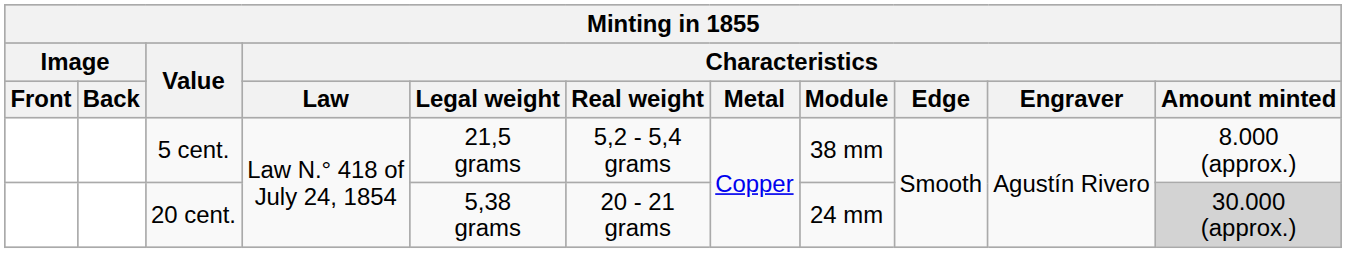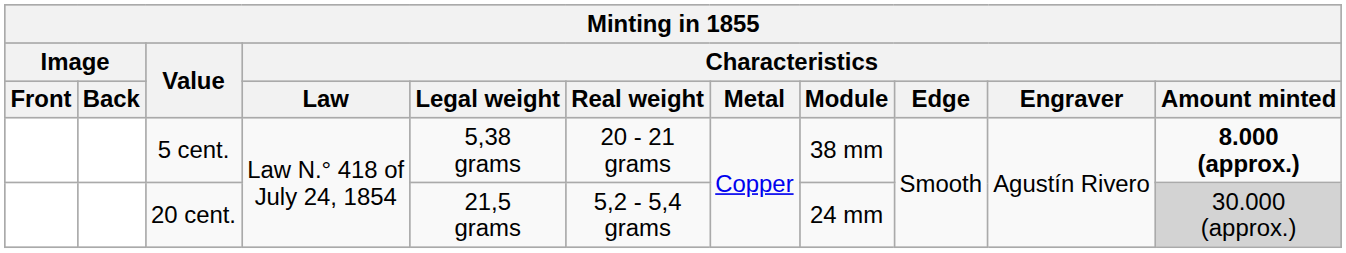(488, 151) 21,5 grams -> (488, 151) 5,38 grams
(638, 151) 5,2 - 5,4 grams -> (638, 151) 20 - 21 grams
(1249, 151) normal -> (1249, 151) bold
(488, 215) 5,38 grams -> (488, 215) 21,5 grams
(638, 215) 20 - 21 grams -> (638, 215) 5,2 - 5,4 grams
